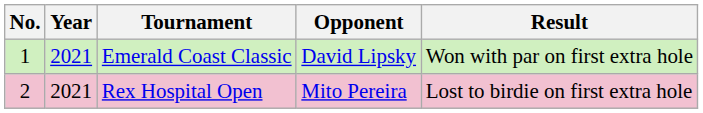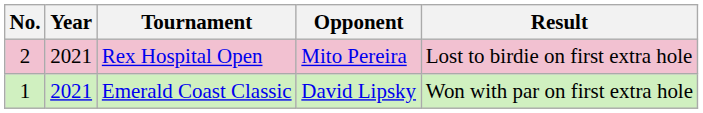rows swapped: (197, 56) <-> (182, 91)
